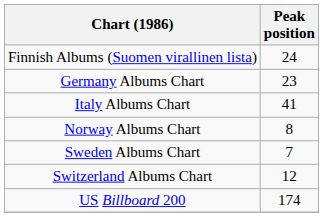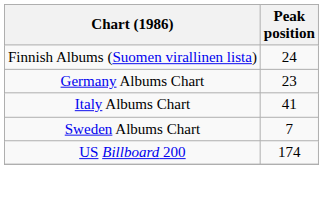- row: (132, 128)
- row: (132, 176)
